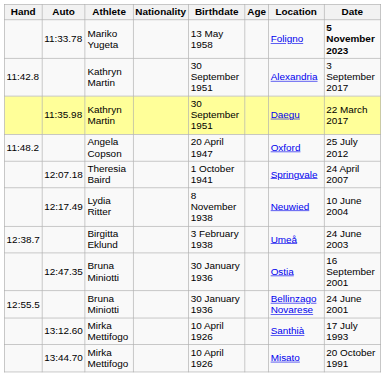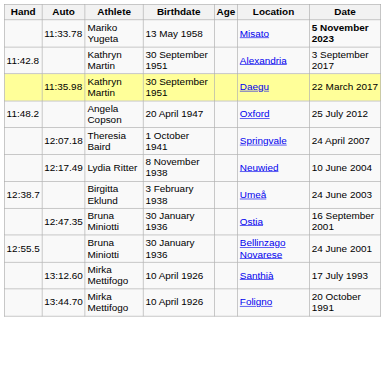- column: (161, 12)
(287, 39) Foligno -> (254, 33) Misato
(285, 358) Misato -> (256, 302) Foligno
